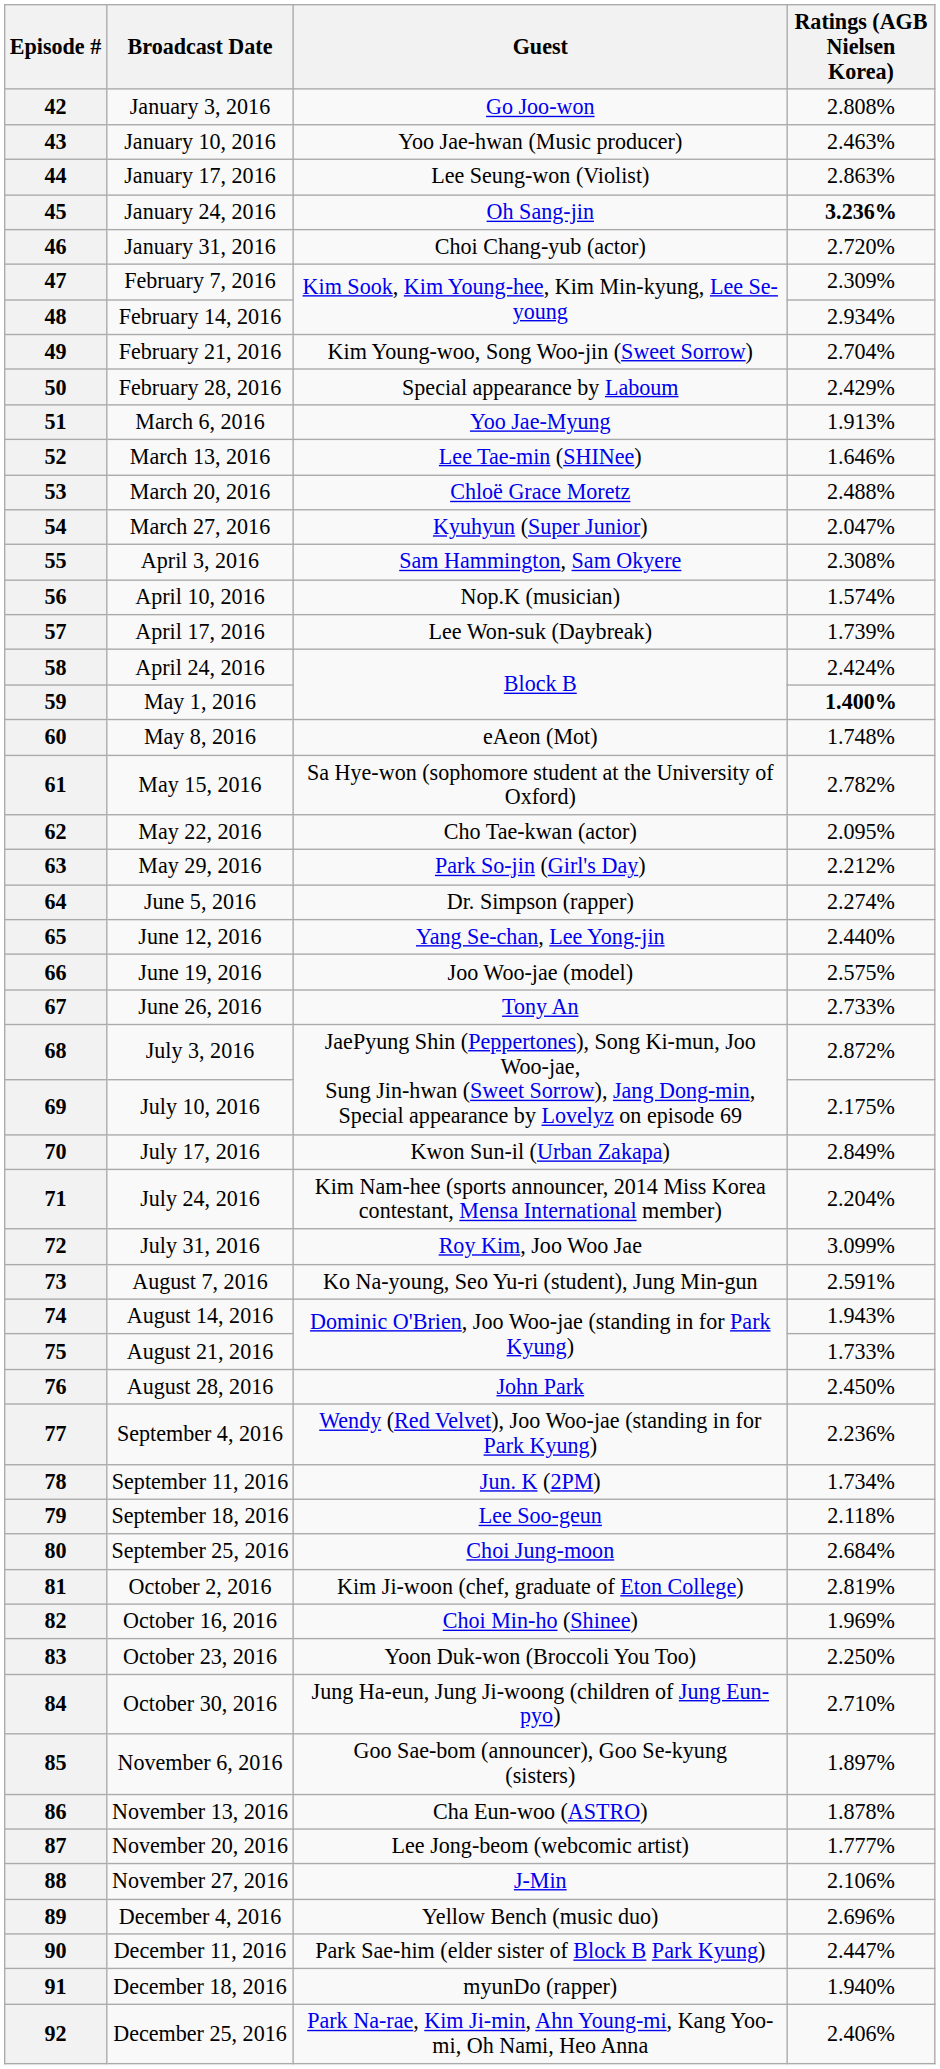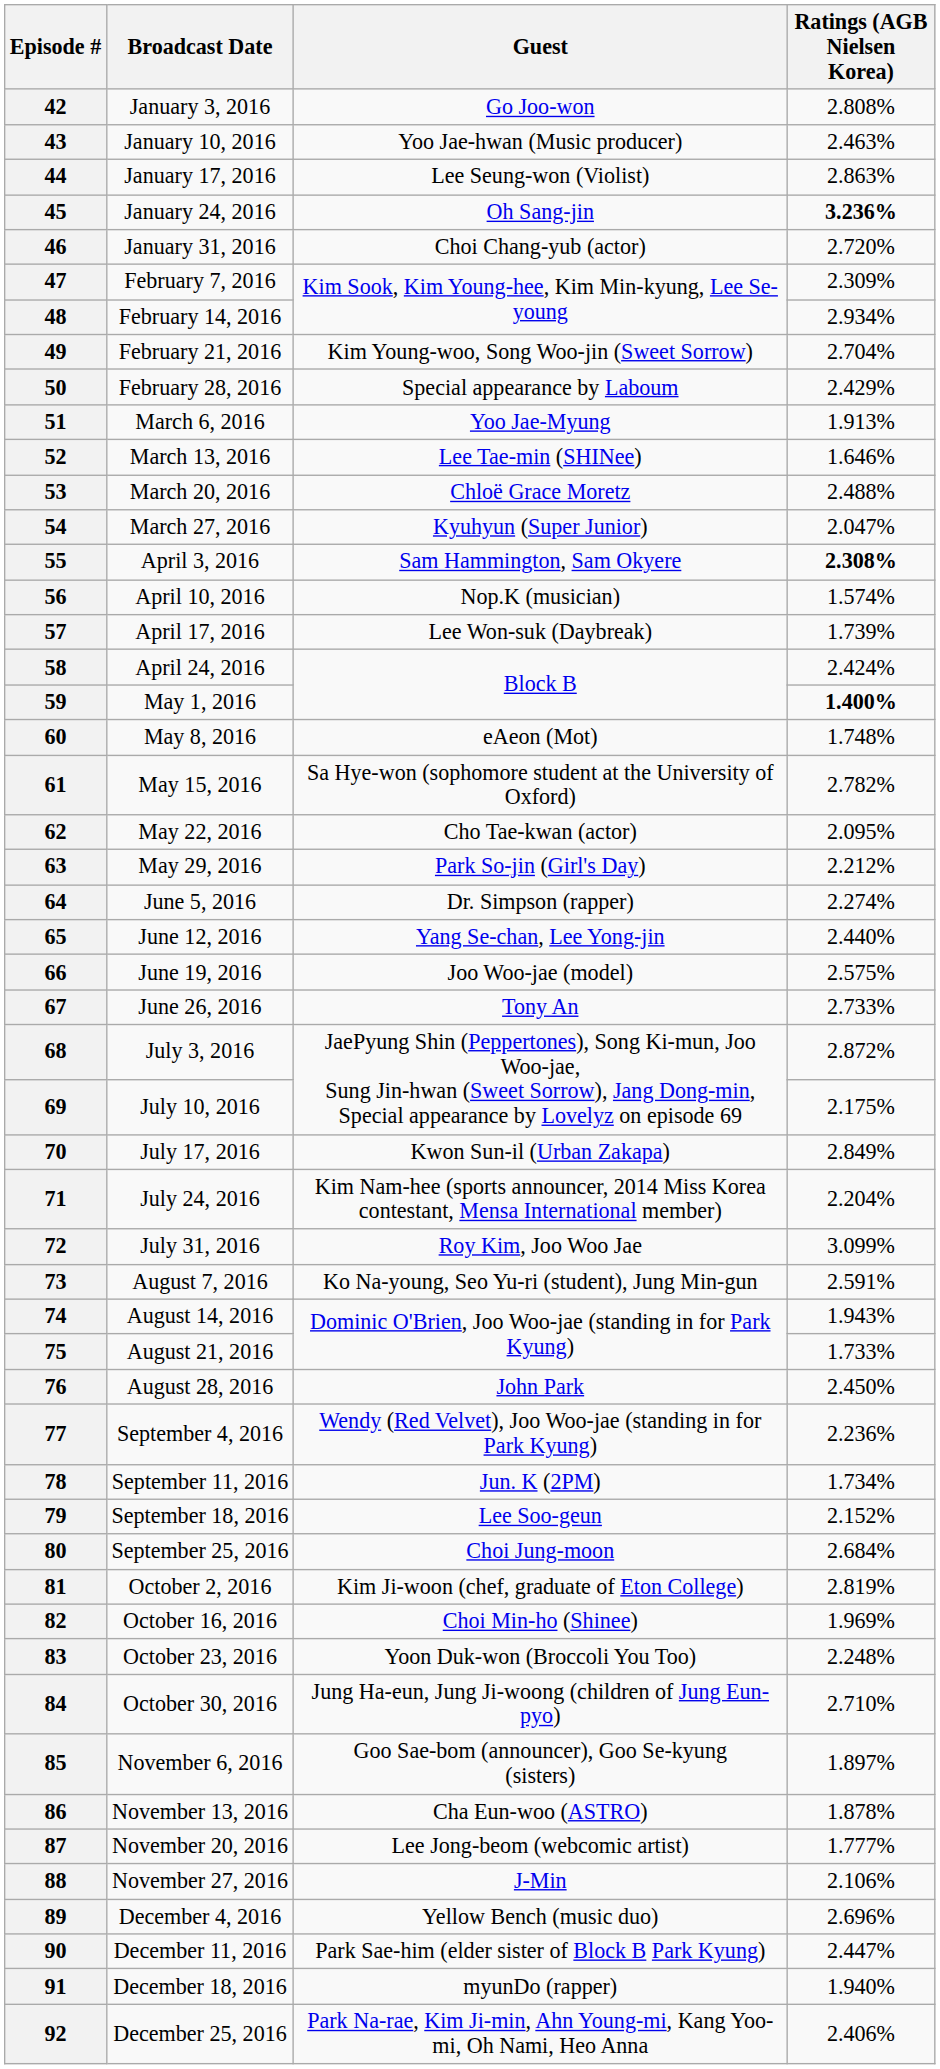(861, 561) normal -> (861, 561) bold
(861, 1516) 2.118% -> (861, 1516) 2.152%
(861, 1656) 2.250% -> (861, 1656) 2.248%
